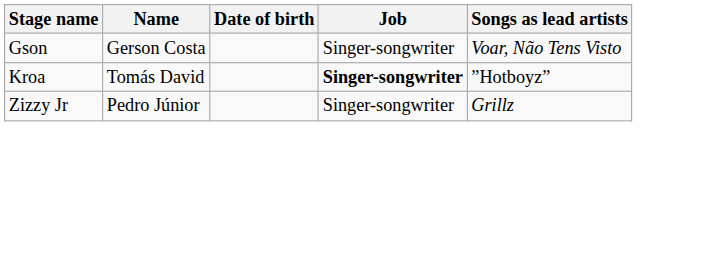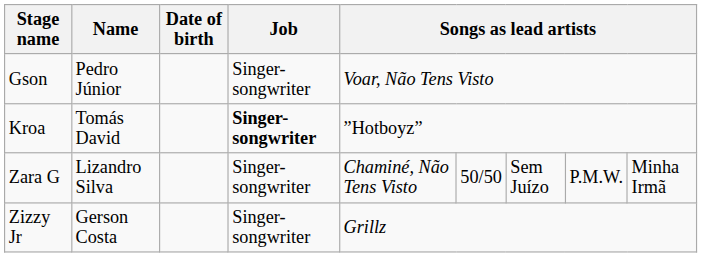(156, 47) Gerson Costa -> (98, 78) Pedro Júnior
+ row: (34, 177)
(153, 105) Pedro Júnior -> (102, 227) Gerson Costa
